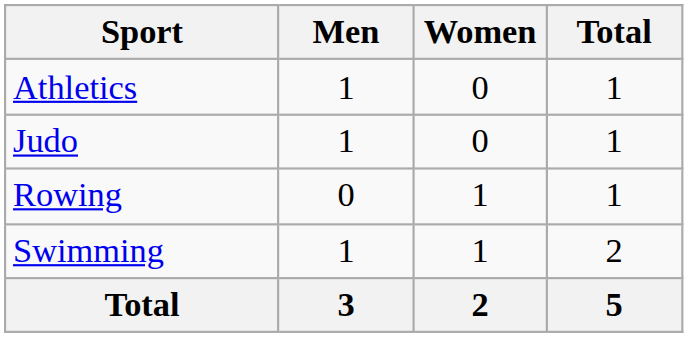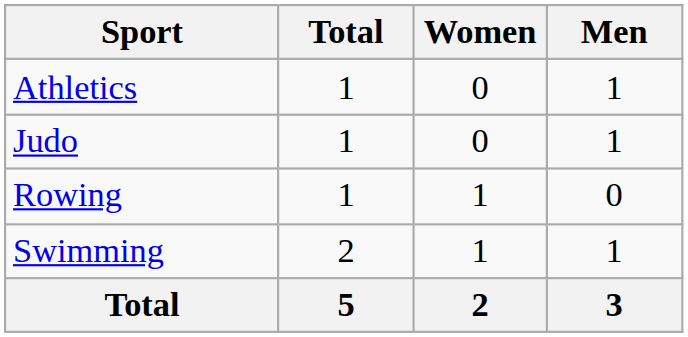columns swapped: (346, 31) <-> (614, 31)
